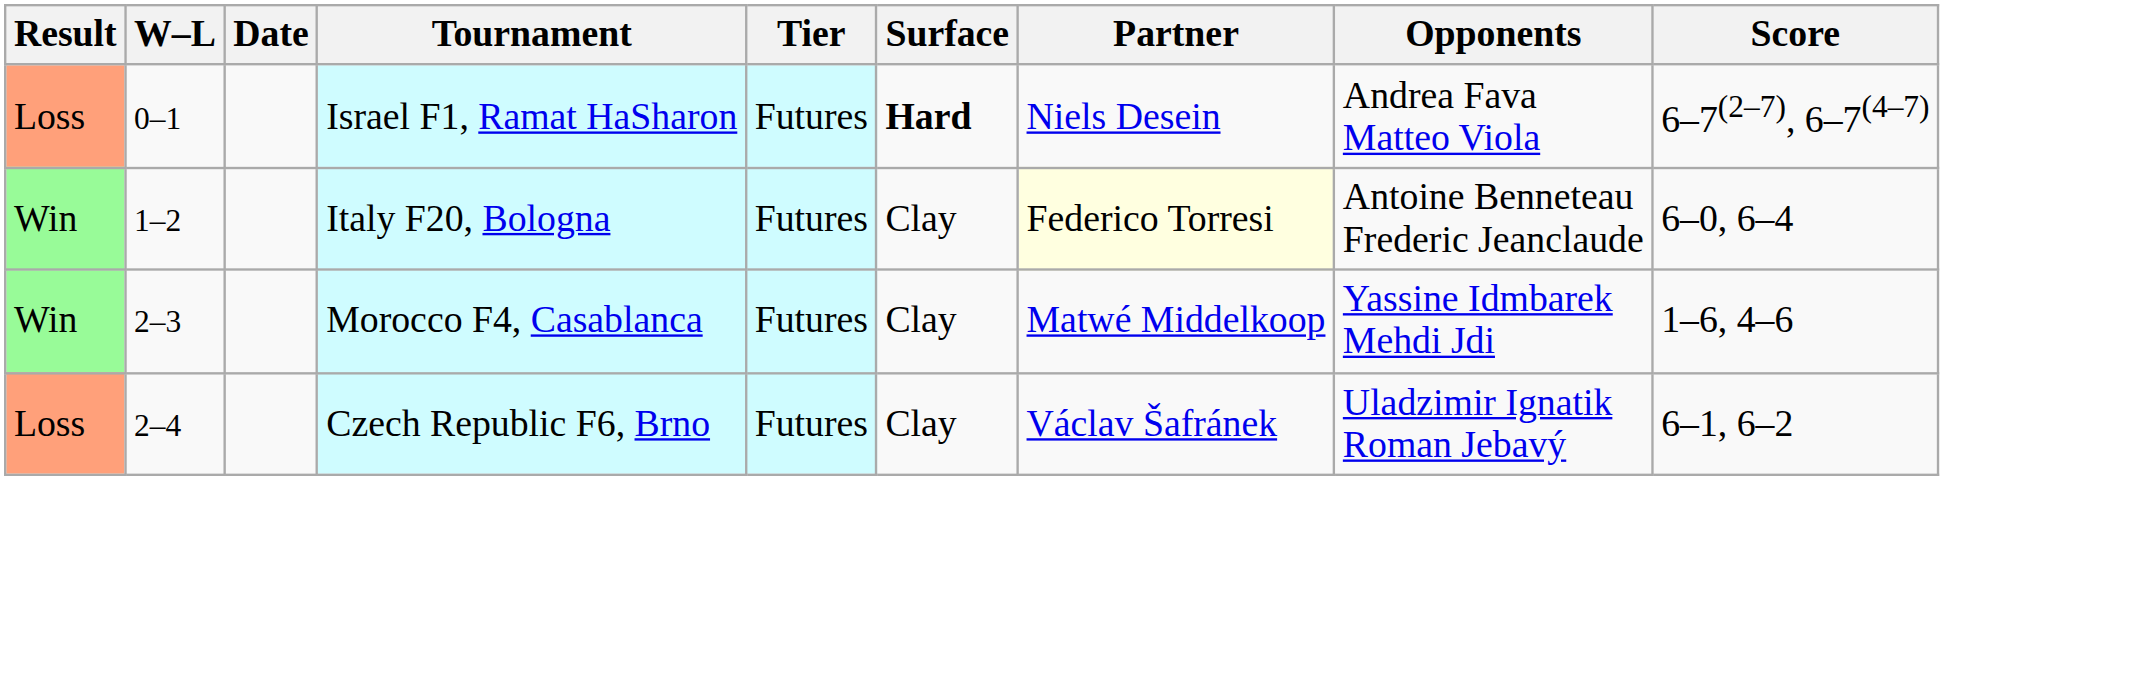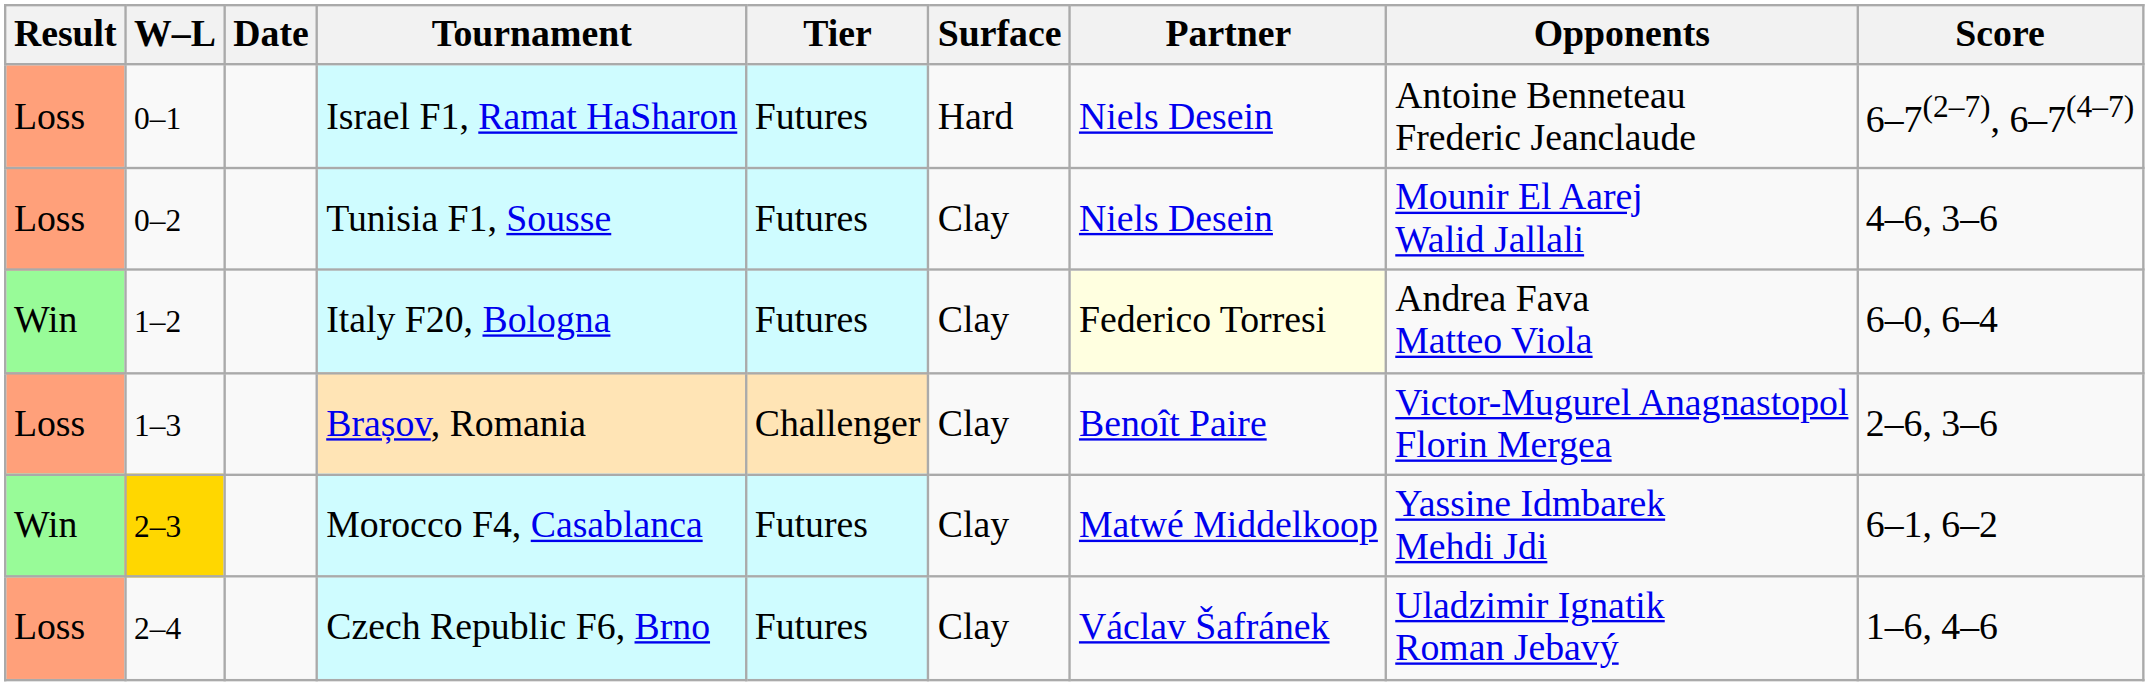(928, 115) bold -> (976, 115) normal
(1442, 115) Andrea Fava Matteo Viola -> (1546, 115) Antoine Benneteau Frederic Jeanclaude
+ row: (469, 217)
(1493, 217) Antoine Benneteau Frederic Jeanclaude -> (1494, 320) Andrea Fava Matteo Viola
+ row: (456, 422)
(158, 322) no background -> (158, 527) gold background
(1727, 320) 1–6, 4–6 -> (1932, 525) 6–1, 6–2
(1727, 422) 6–1, 6–2 -> (1932, 627) 1–6, 4–6
